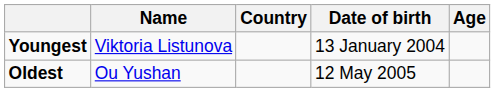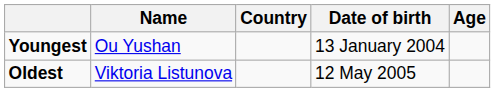(163, 45) Viktoria Listunova -> (138, 45) Ou Yushan
(138, 73) Ou Yushan -> (163, 73) Viktoria Listunova
